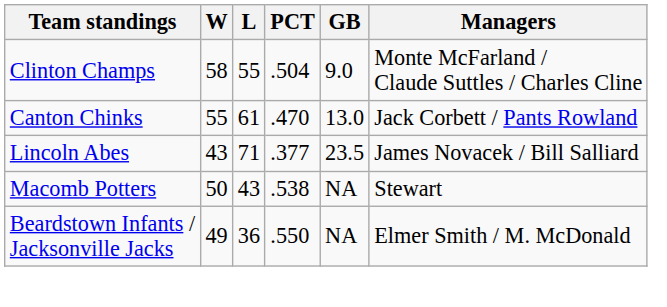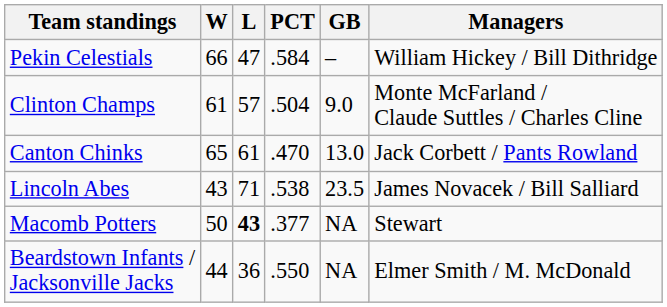+ row: (81, 57)
(216, 69) 58 -> (216, 105) 61
(249, 69) 55 -> (249, 105) 57
(216, 117) 55 -> (216, 152) 65
(290, 152) .377 -> (290, 188) .538
(249, 188) normal -> (249, 223) bold
(290, 188) .538 -> (290, 223) .377
(216, 236) 49 -> (216, 271) 44
